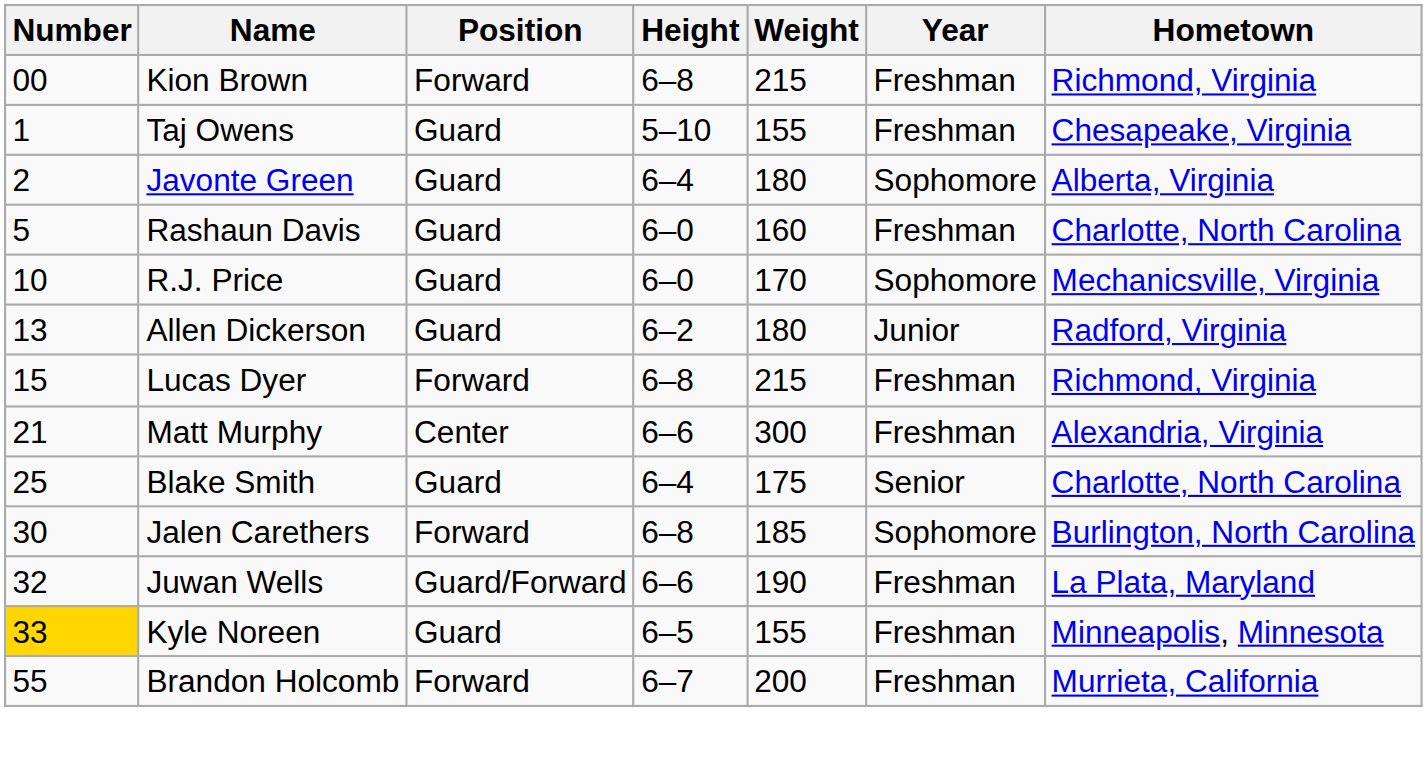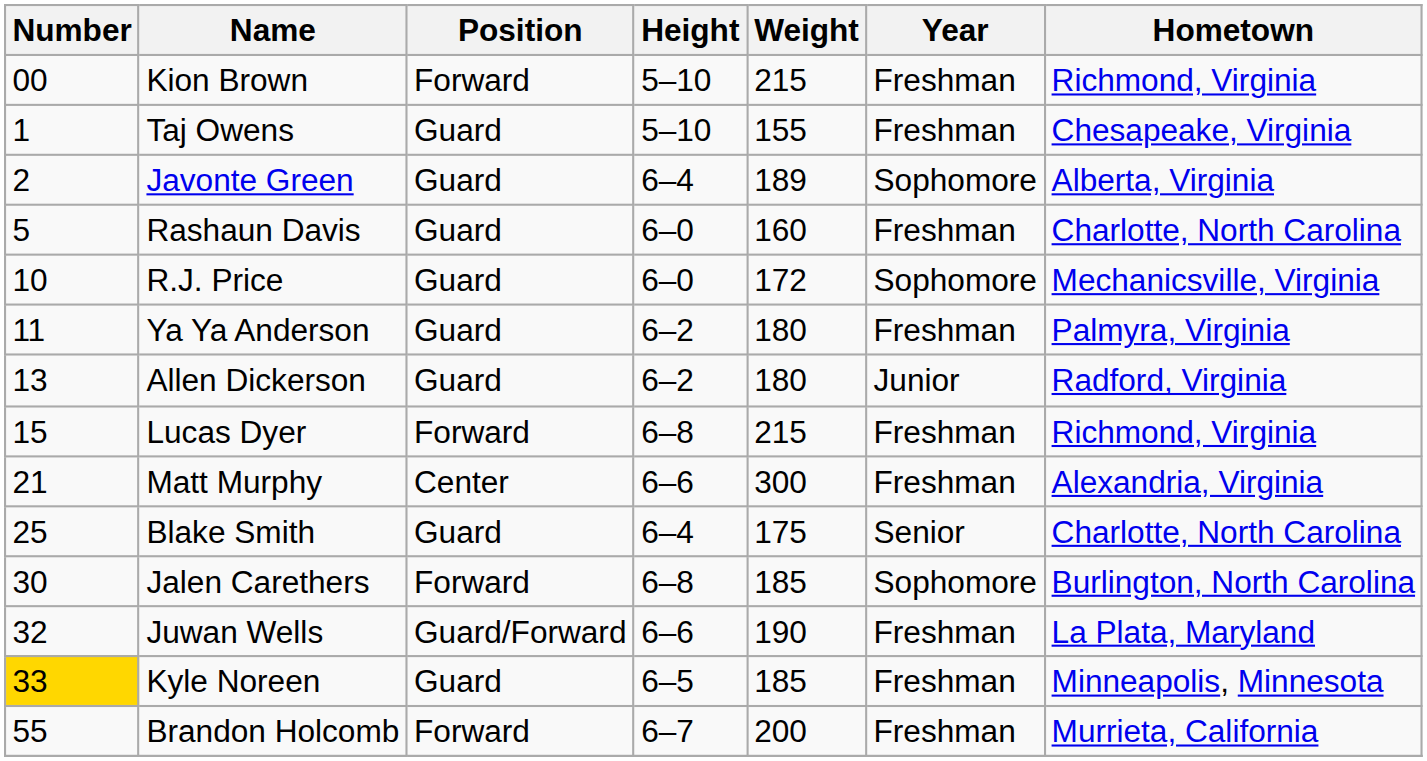(668, 80) 6–8 -> (676, 80) 5–10
(780, 180) 180 -> (780, 180) 189
(780, 281) 170 -> (780, 281) 172
+ row: (258, 331)
(780, 631) 155 -> (780, 681) 185
